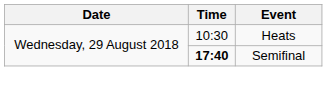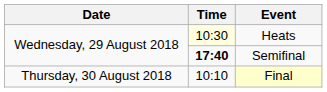(212, 35) no background -> (212, 35) lightyellow background
+ row: (279, 76)
